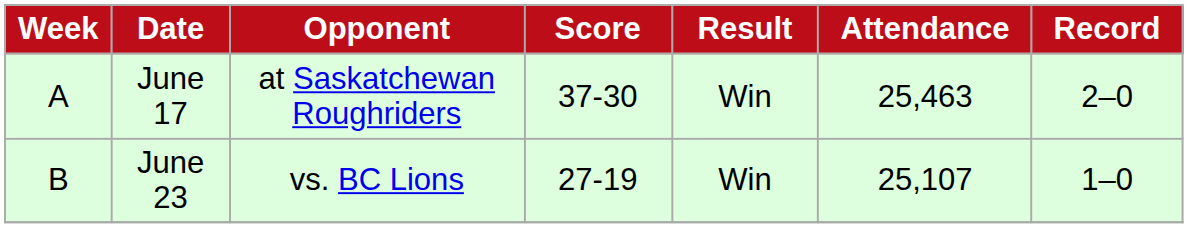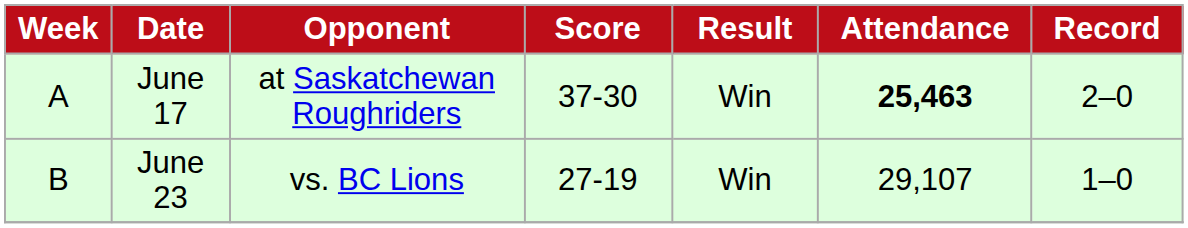(925, 95) normal -> (925, 95) bold
(925, 179) 25,107 -> (925, 179) 29,107
